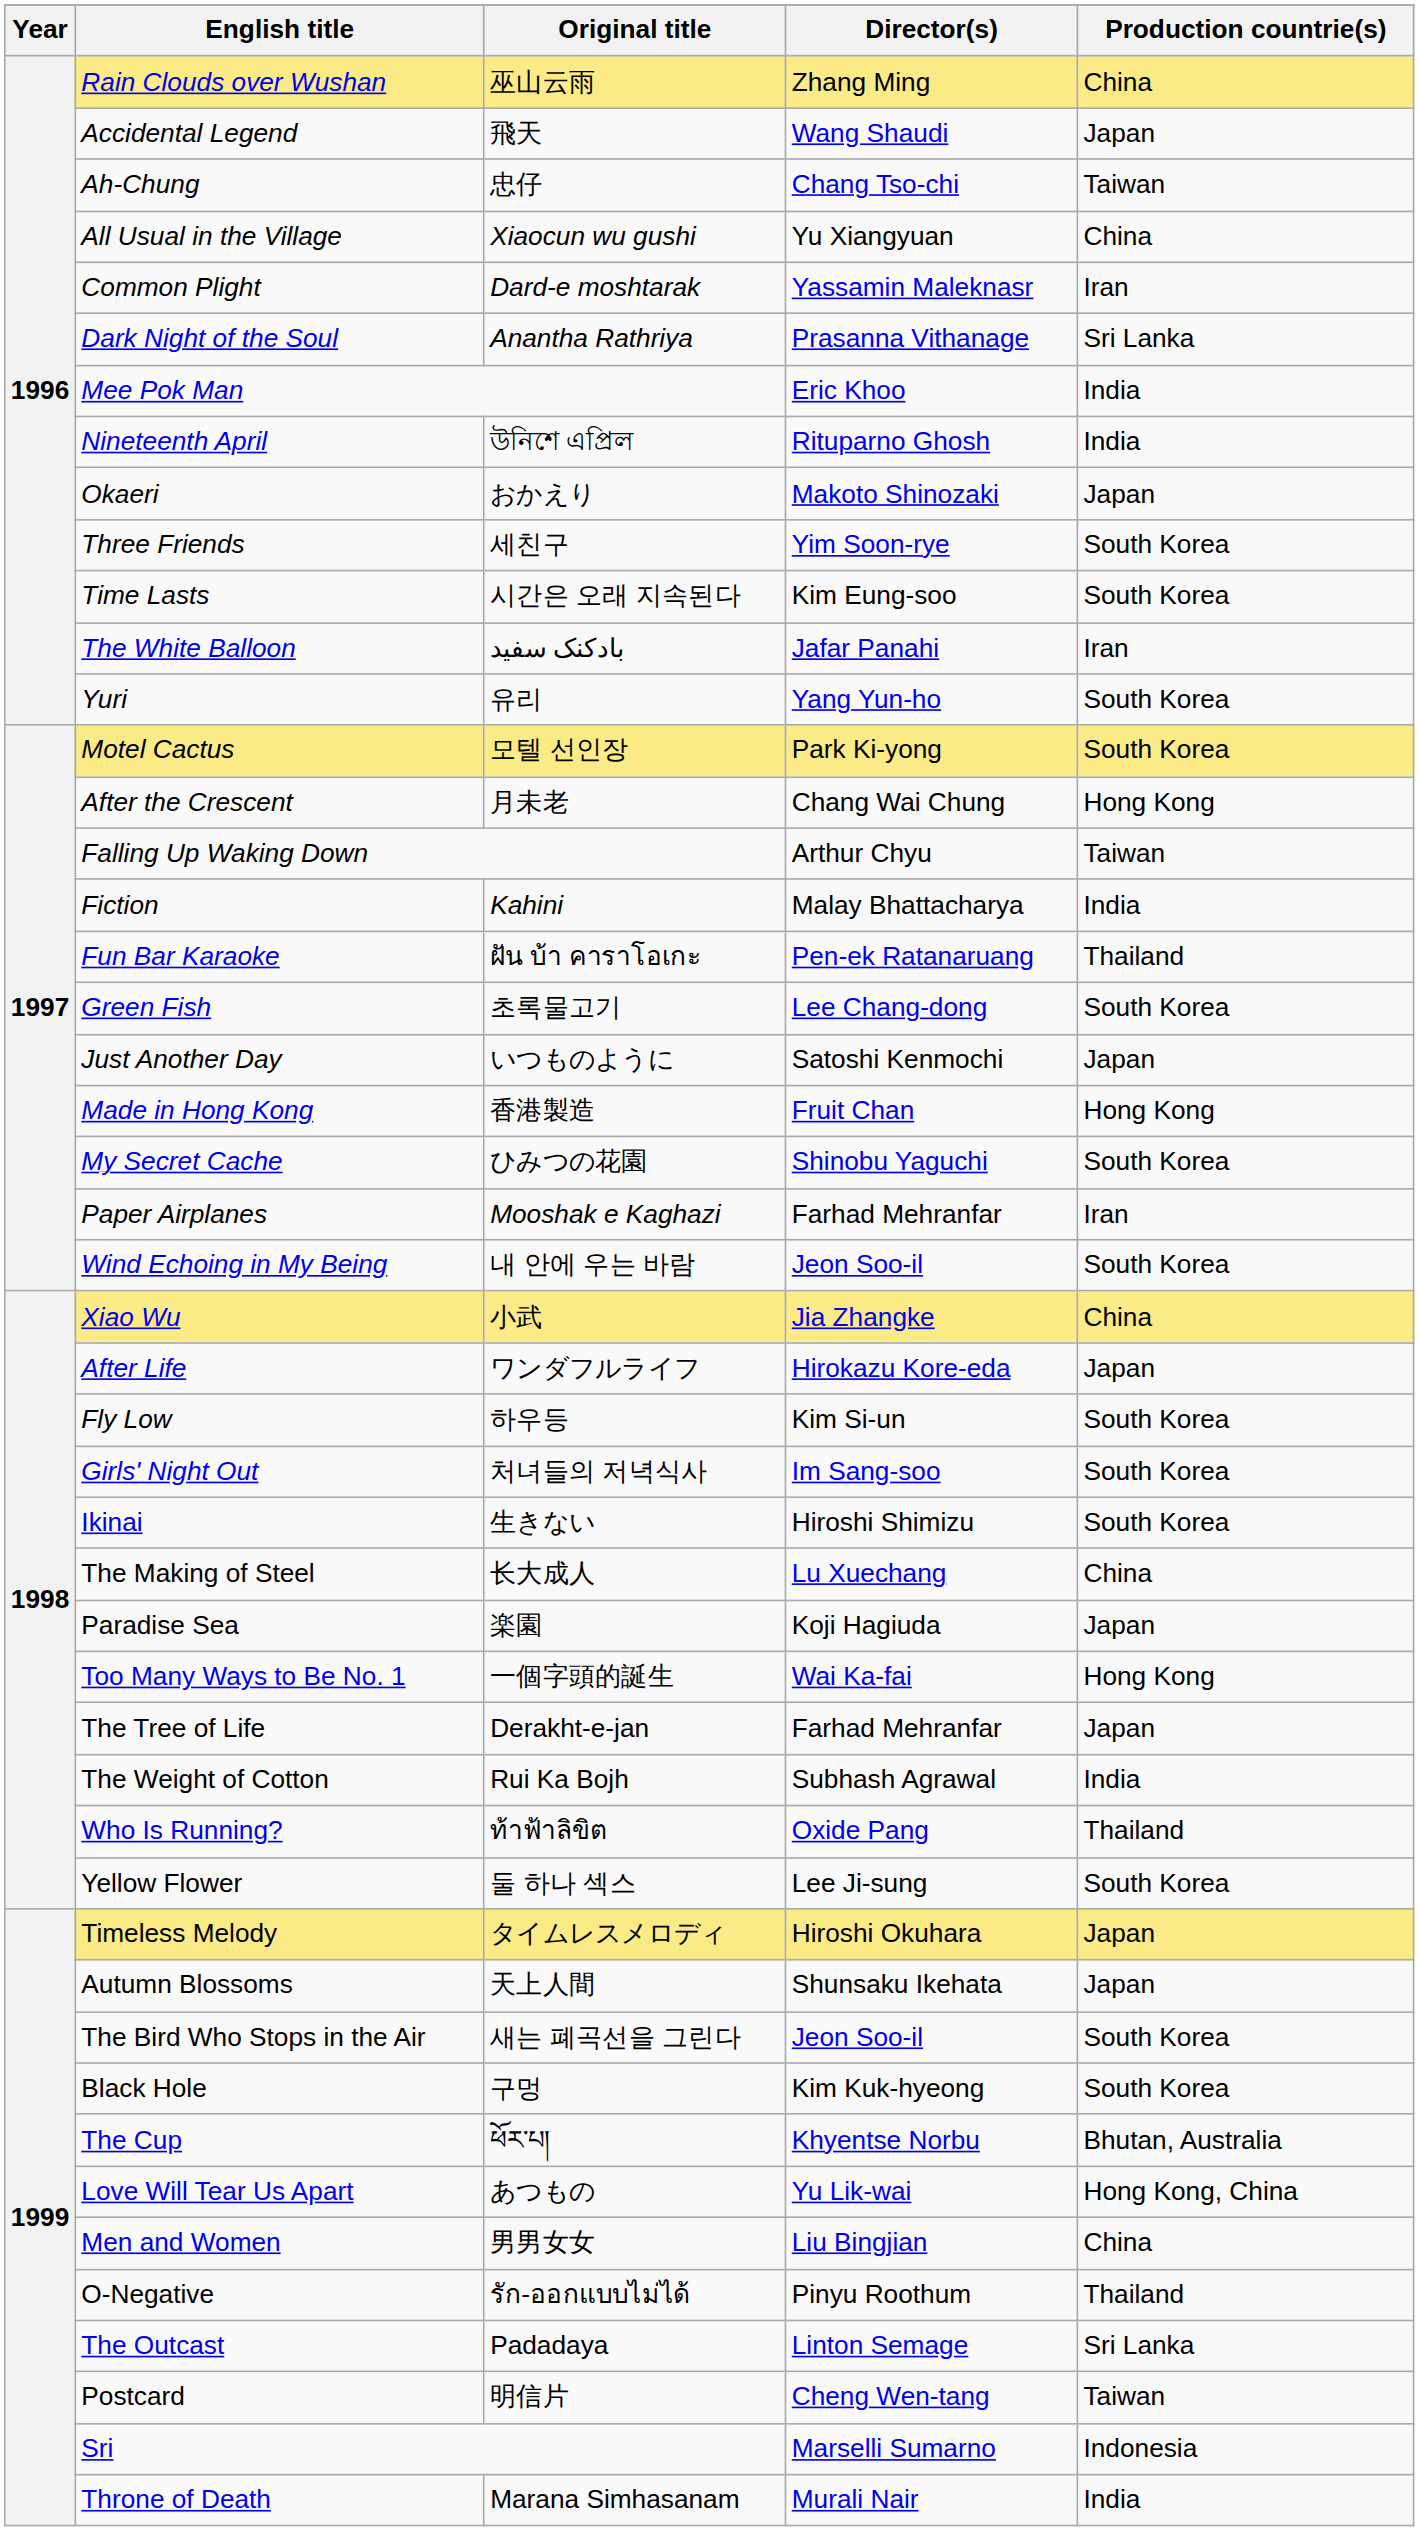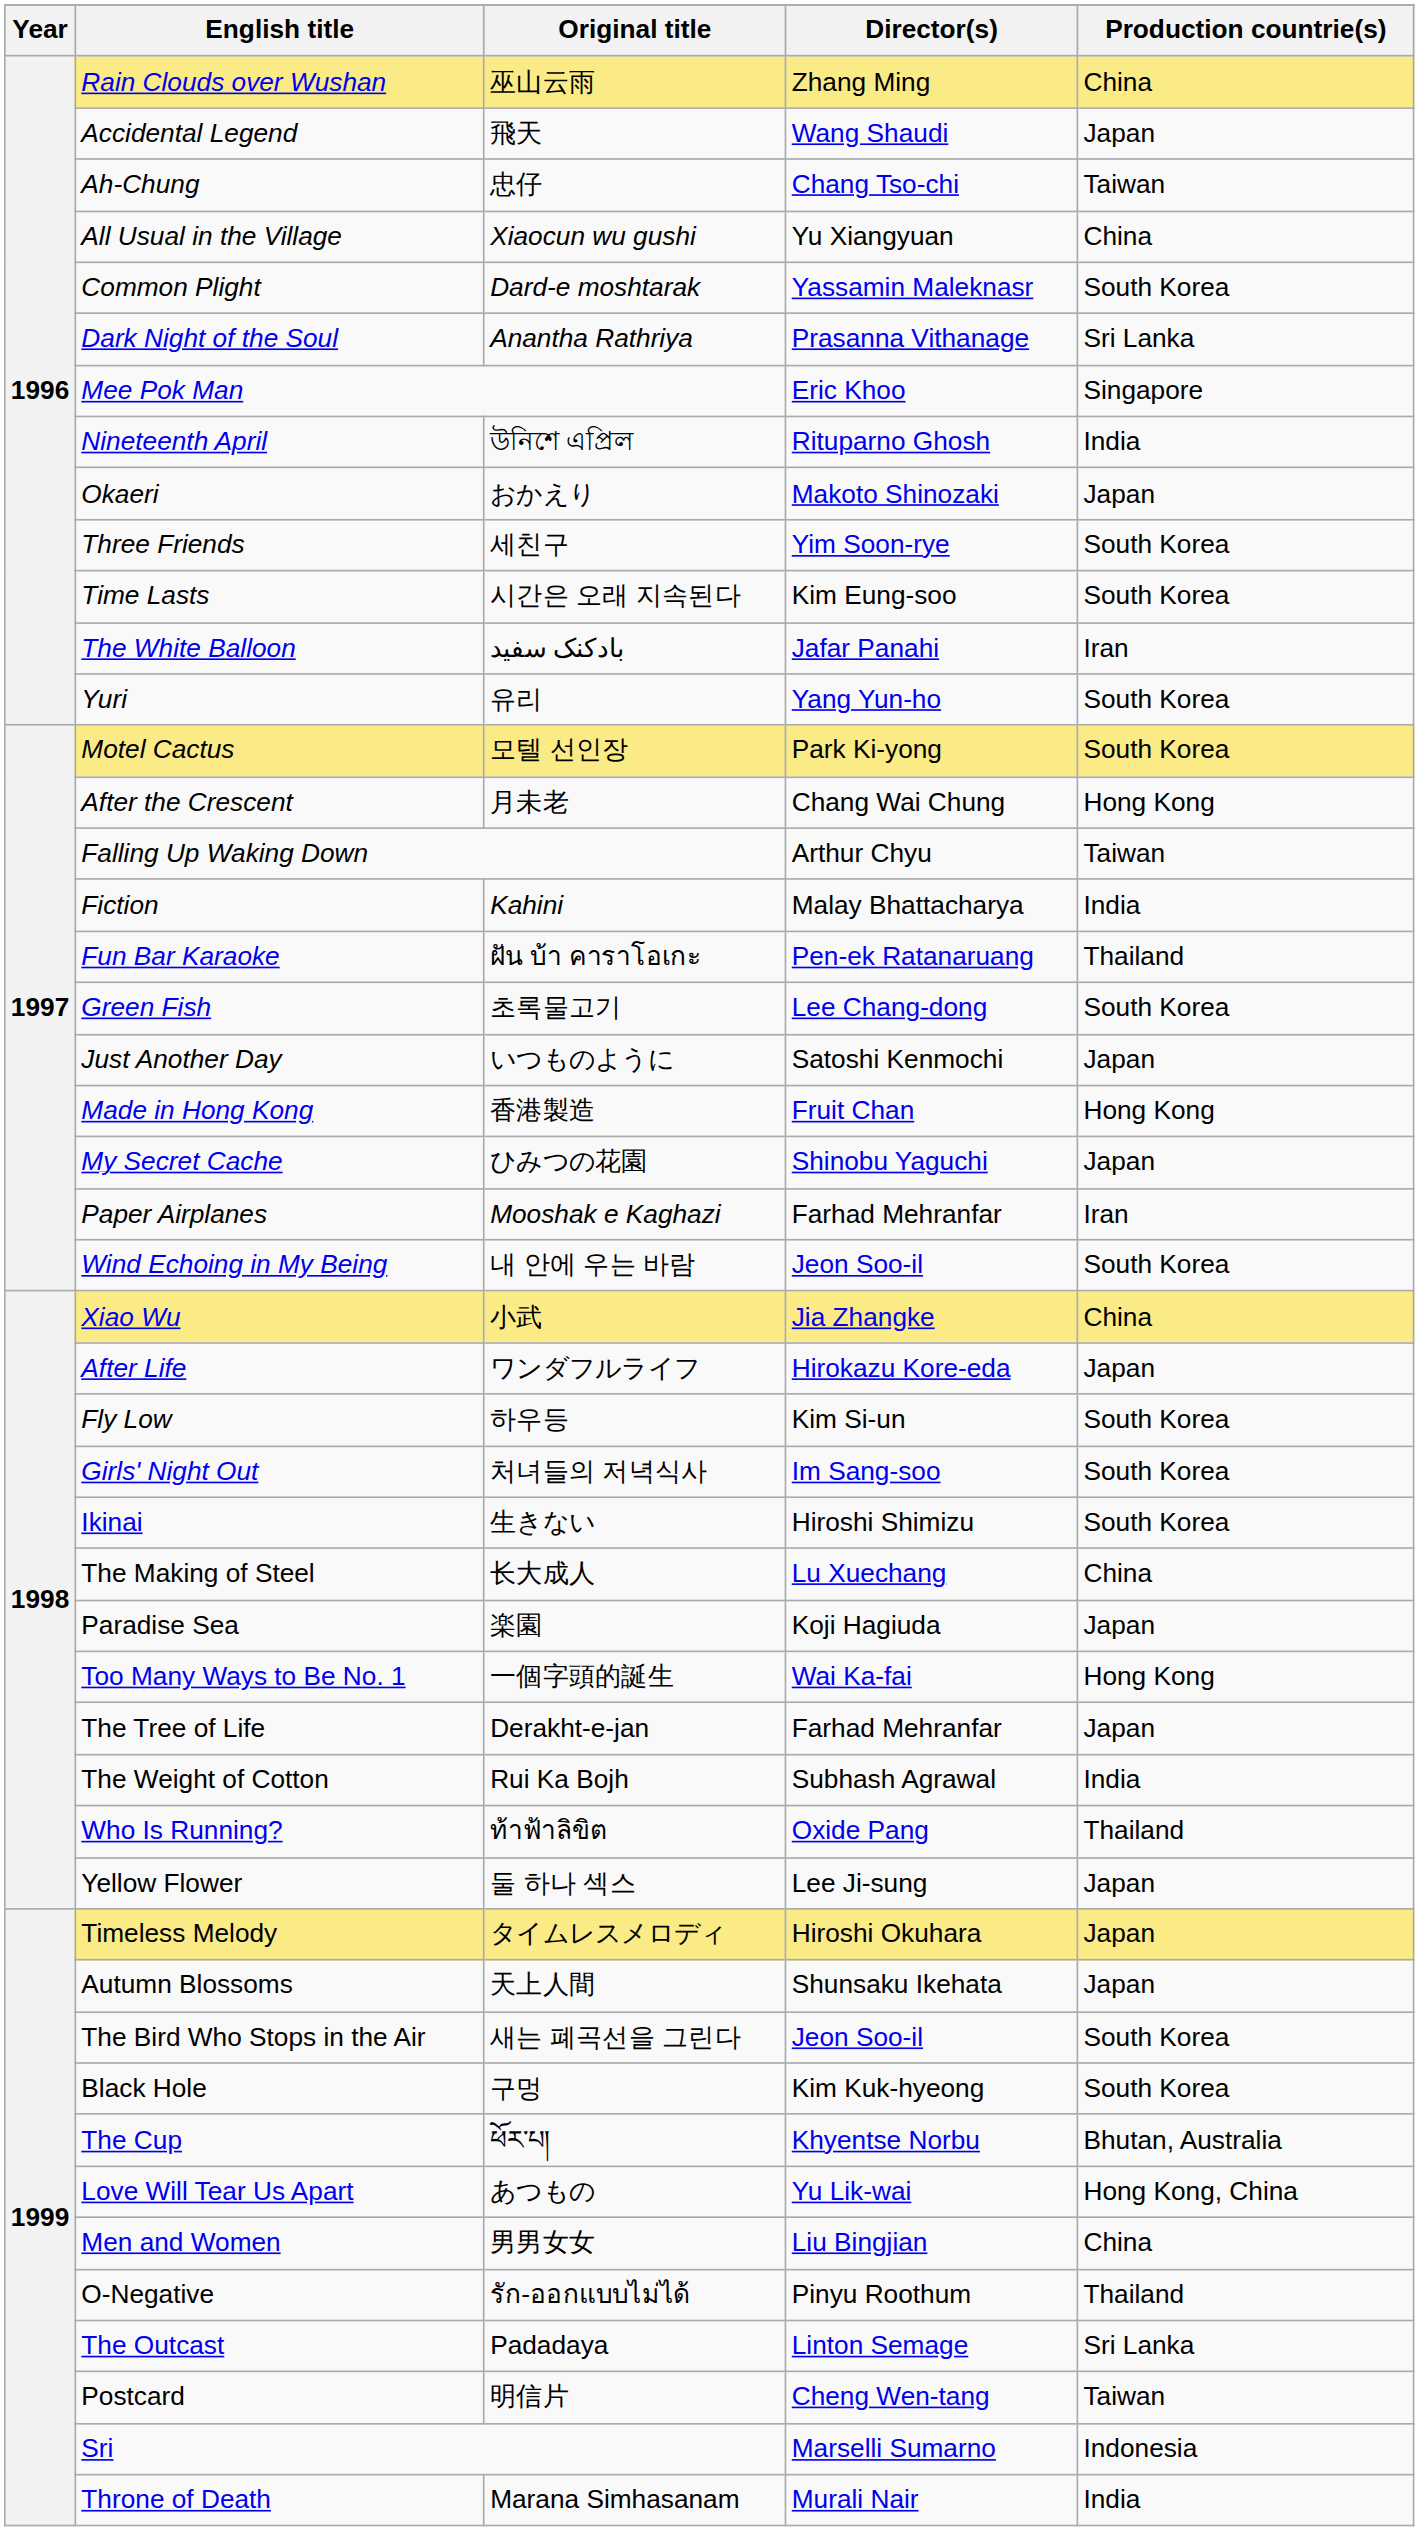(1106, 287) Iran -> (1156, 287) South Korea
(1112, 390) India -> (1143, 390) Singapore
(1156, 1162) South Korea -> (1119, 1162) Japan
(1156, 1882) South Korea -> (1119, 1882) Japan
